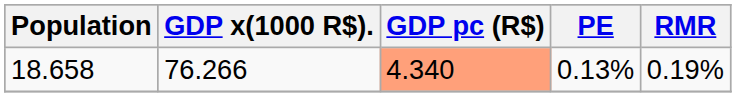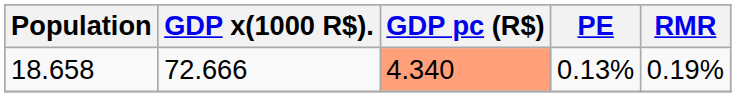(206, 69) 76.266 -> (206, 69) 72.666
